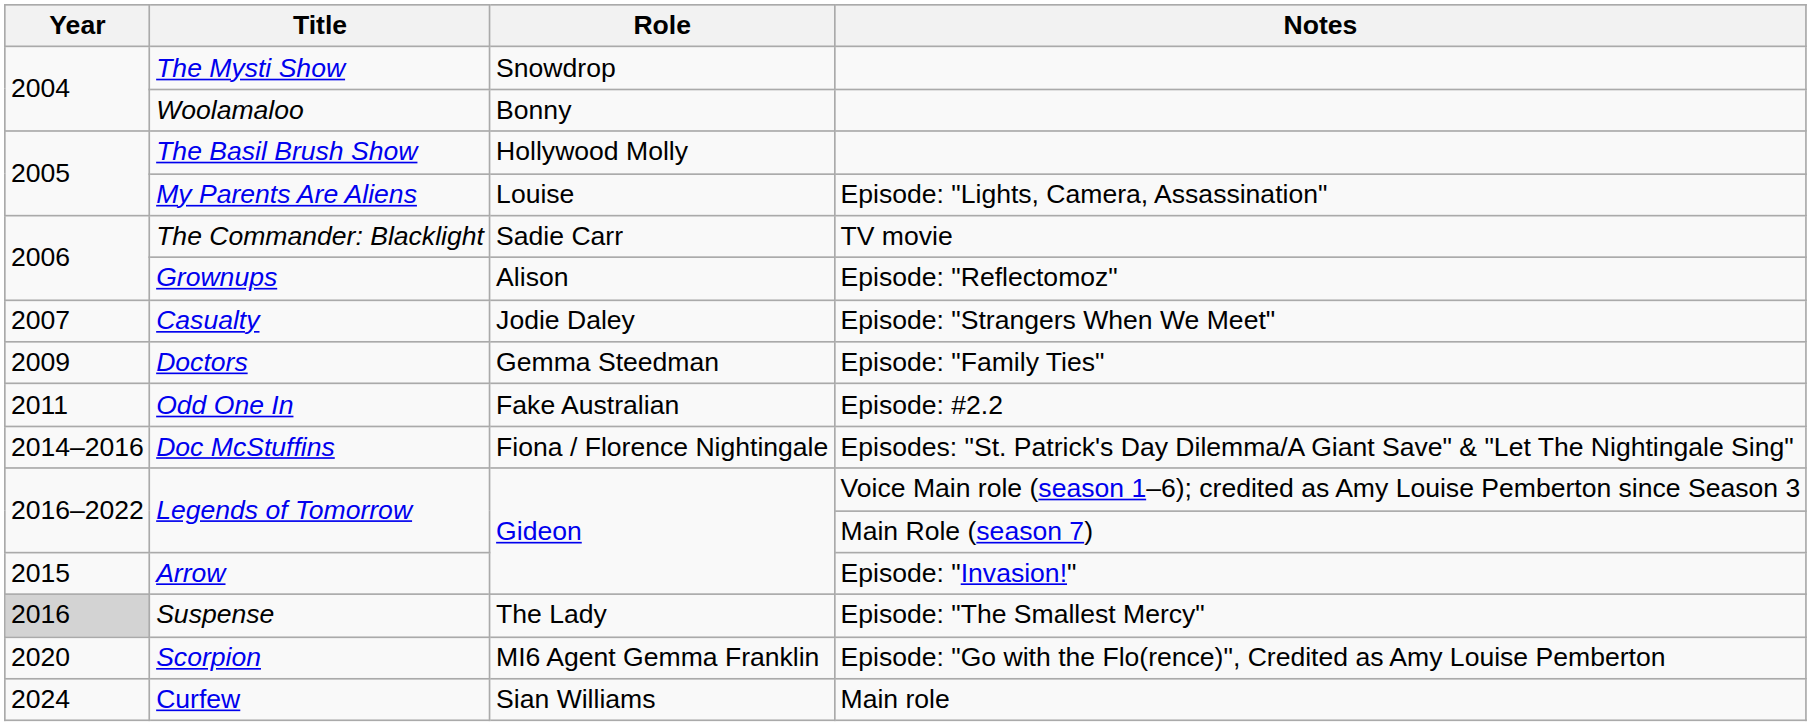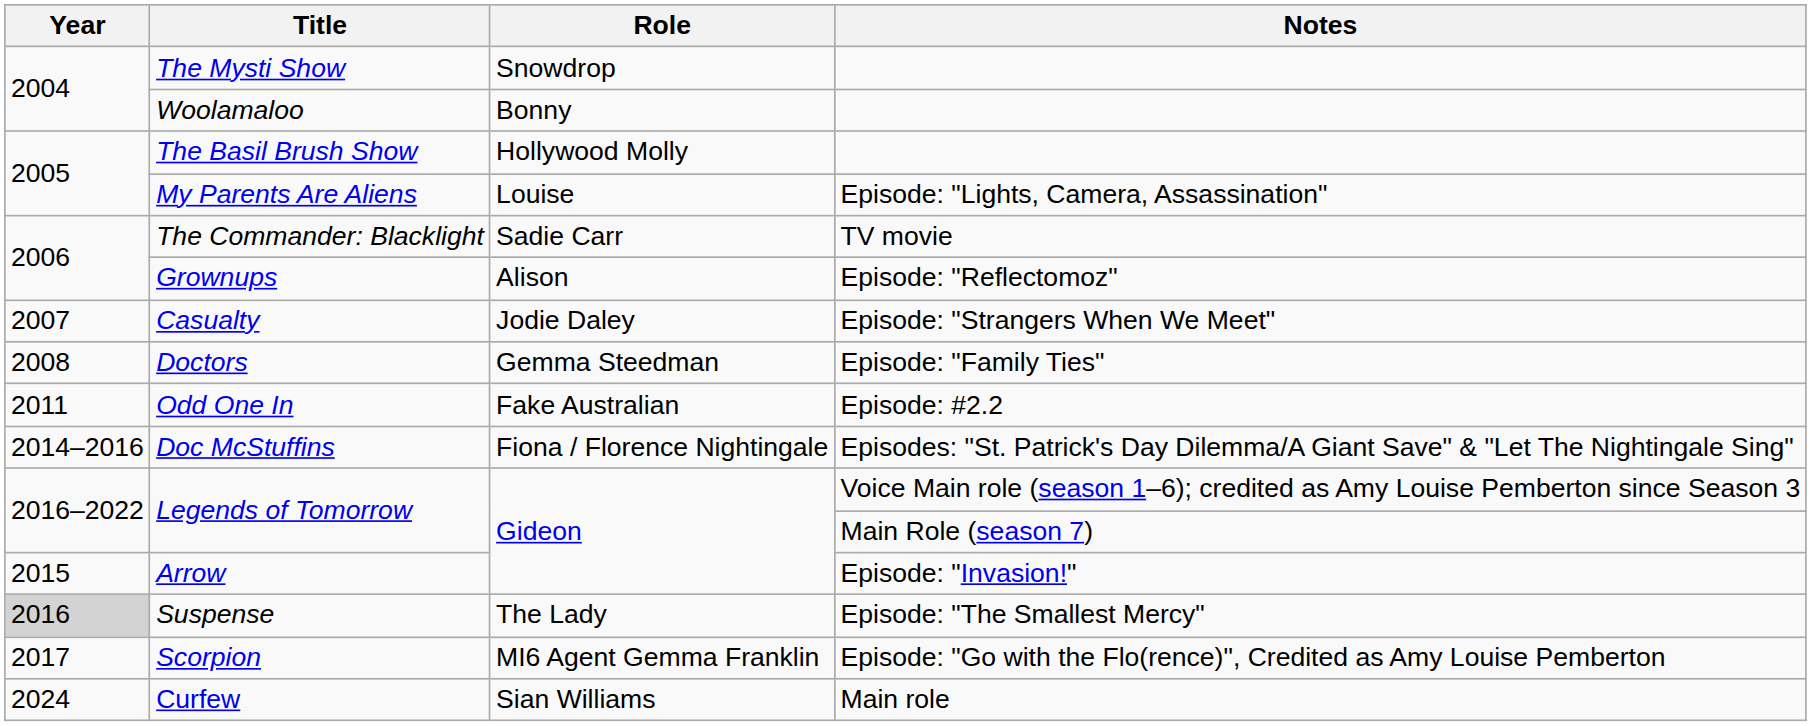(40, 362) 2009 -> (40, 362) 2008
(40, 657) 2020 -> (40, 657) 2017
